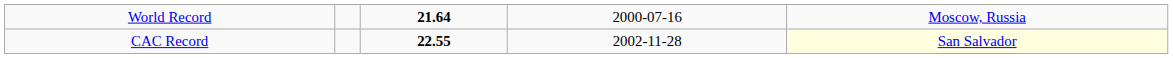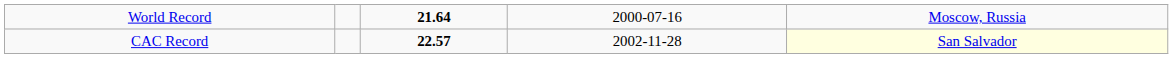(434, 41) 22.55 -> (434, 41) 22.57
